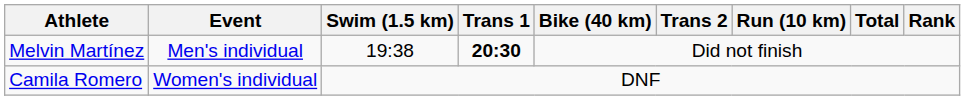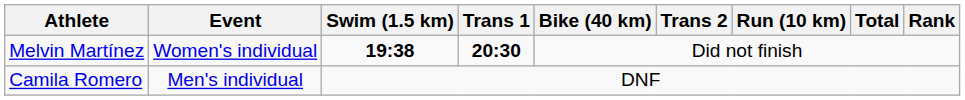(235, 50) Men's individual -> (235, 50) Women's individual
(390, 50) normal -> (390, 50) bold
(235, 81) Women's individual -> (235, 81) Men's individual
